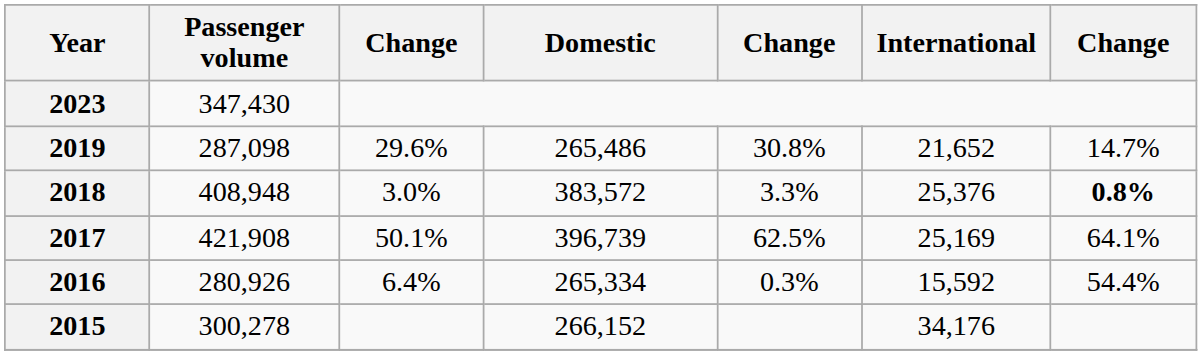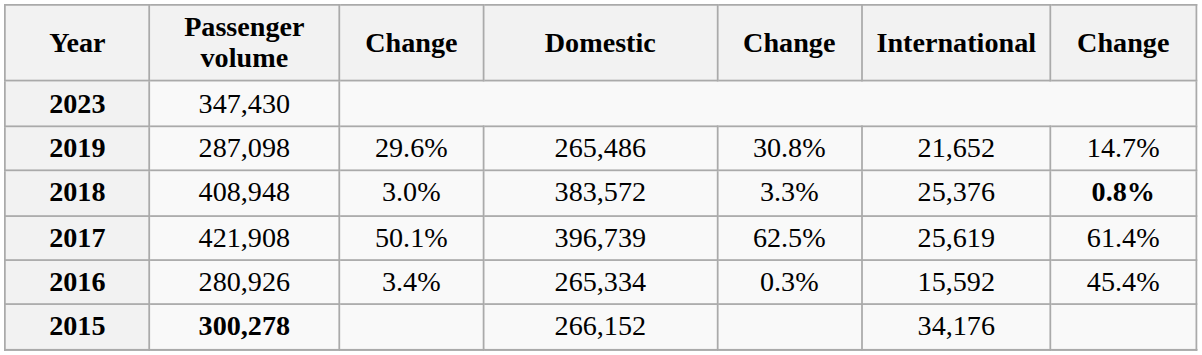(956, 237) 25,169 -> (956, 237) 25,619
(1123, 237) 64.1% -> (1123, 237) 61.4%
(411, 281) 6.4% -> (411, 281) 3.4%
(1123, 281) 54.4% -> (1123, 281) 45.4%
(244, 326) normal -> (244, 326) bold
